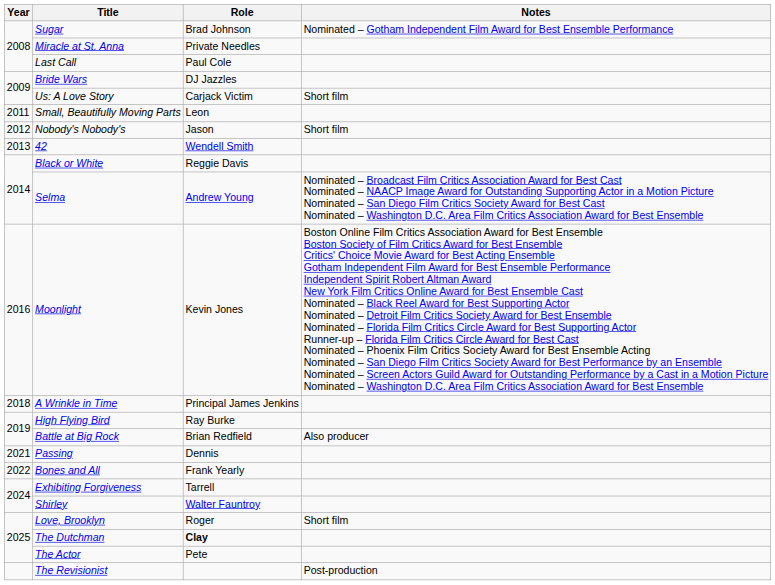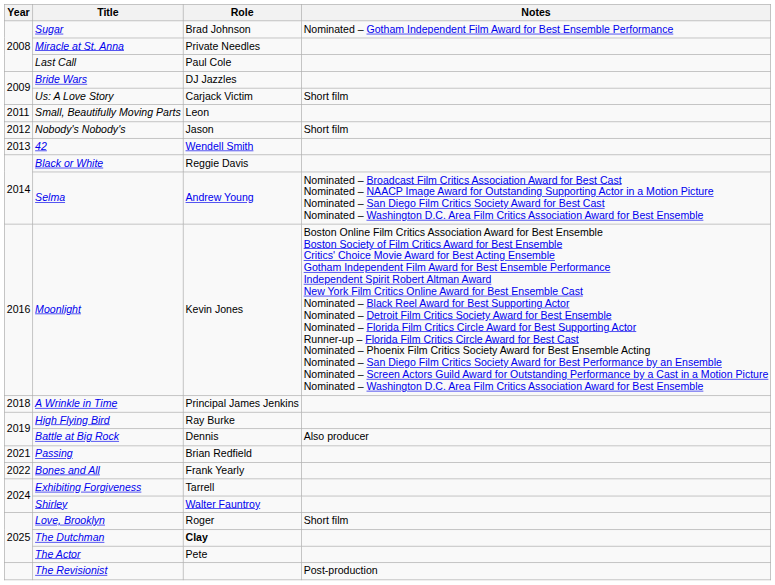(219, 437) Brian Redfield -> (202, 437) Dennis
(202, 454) Dennis -> (219, 454) Brian Redfield
